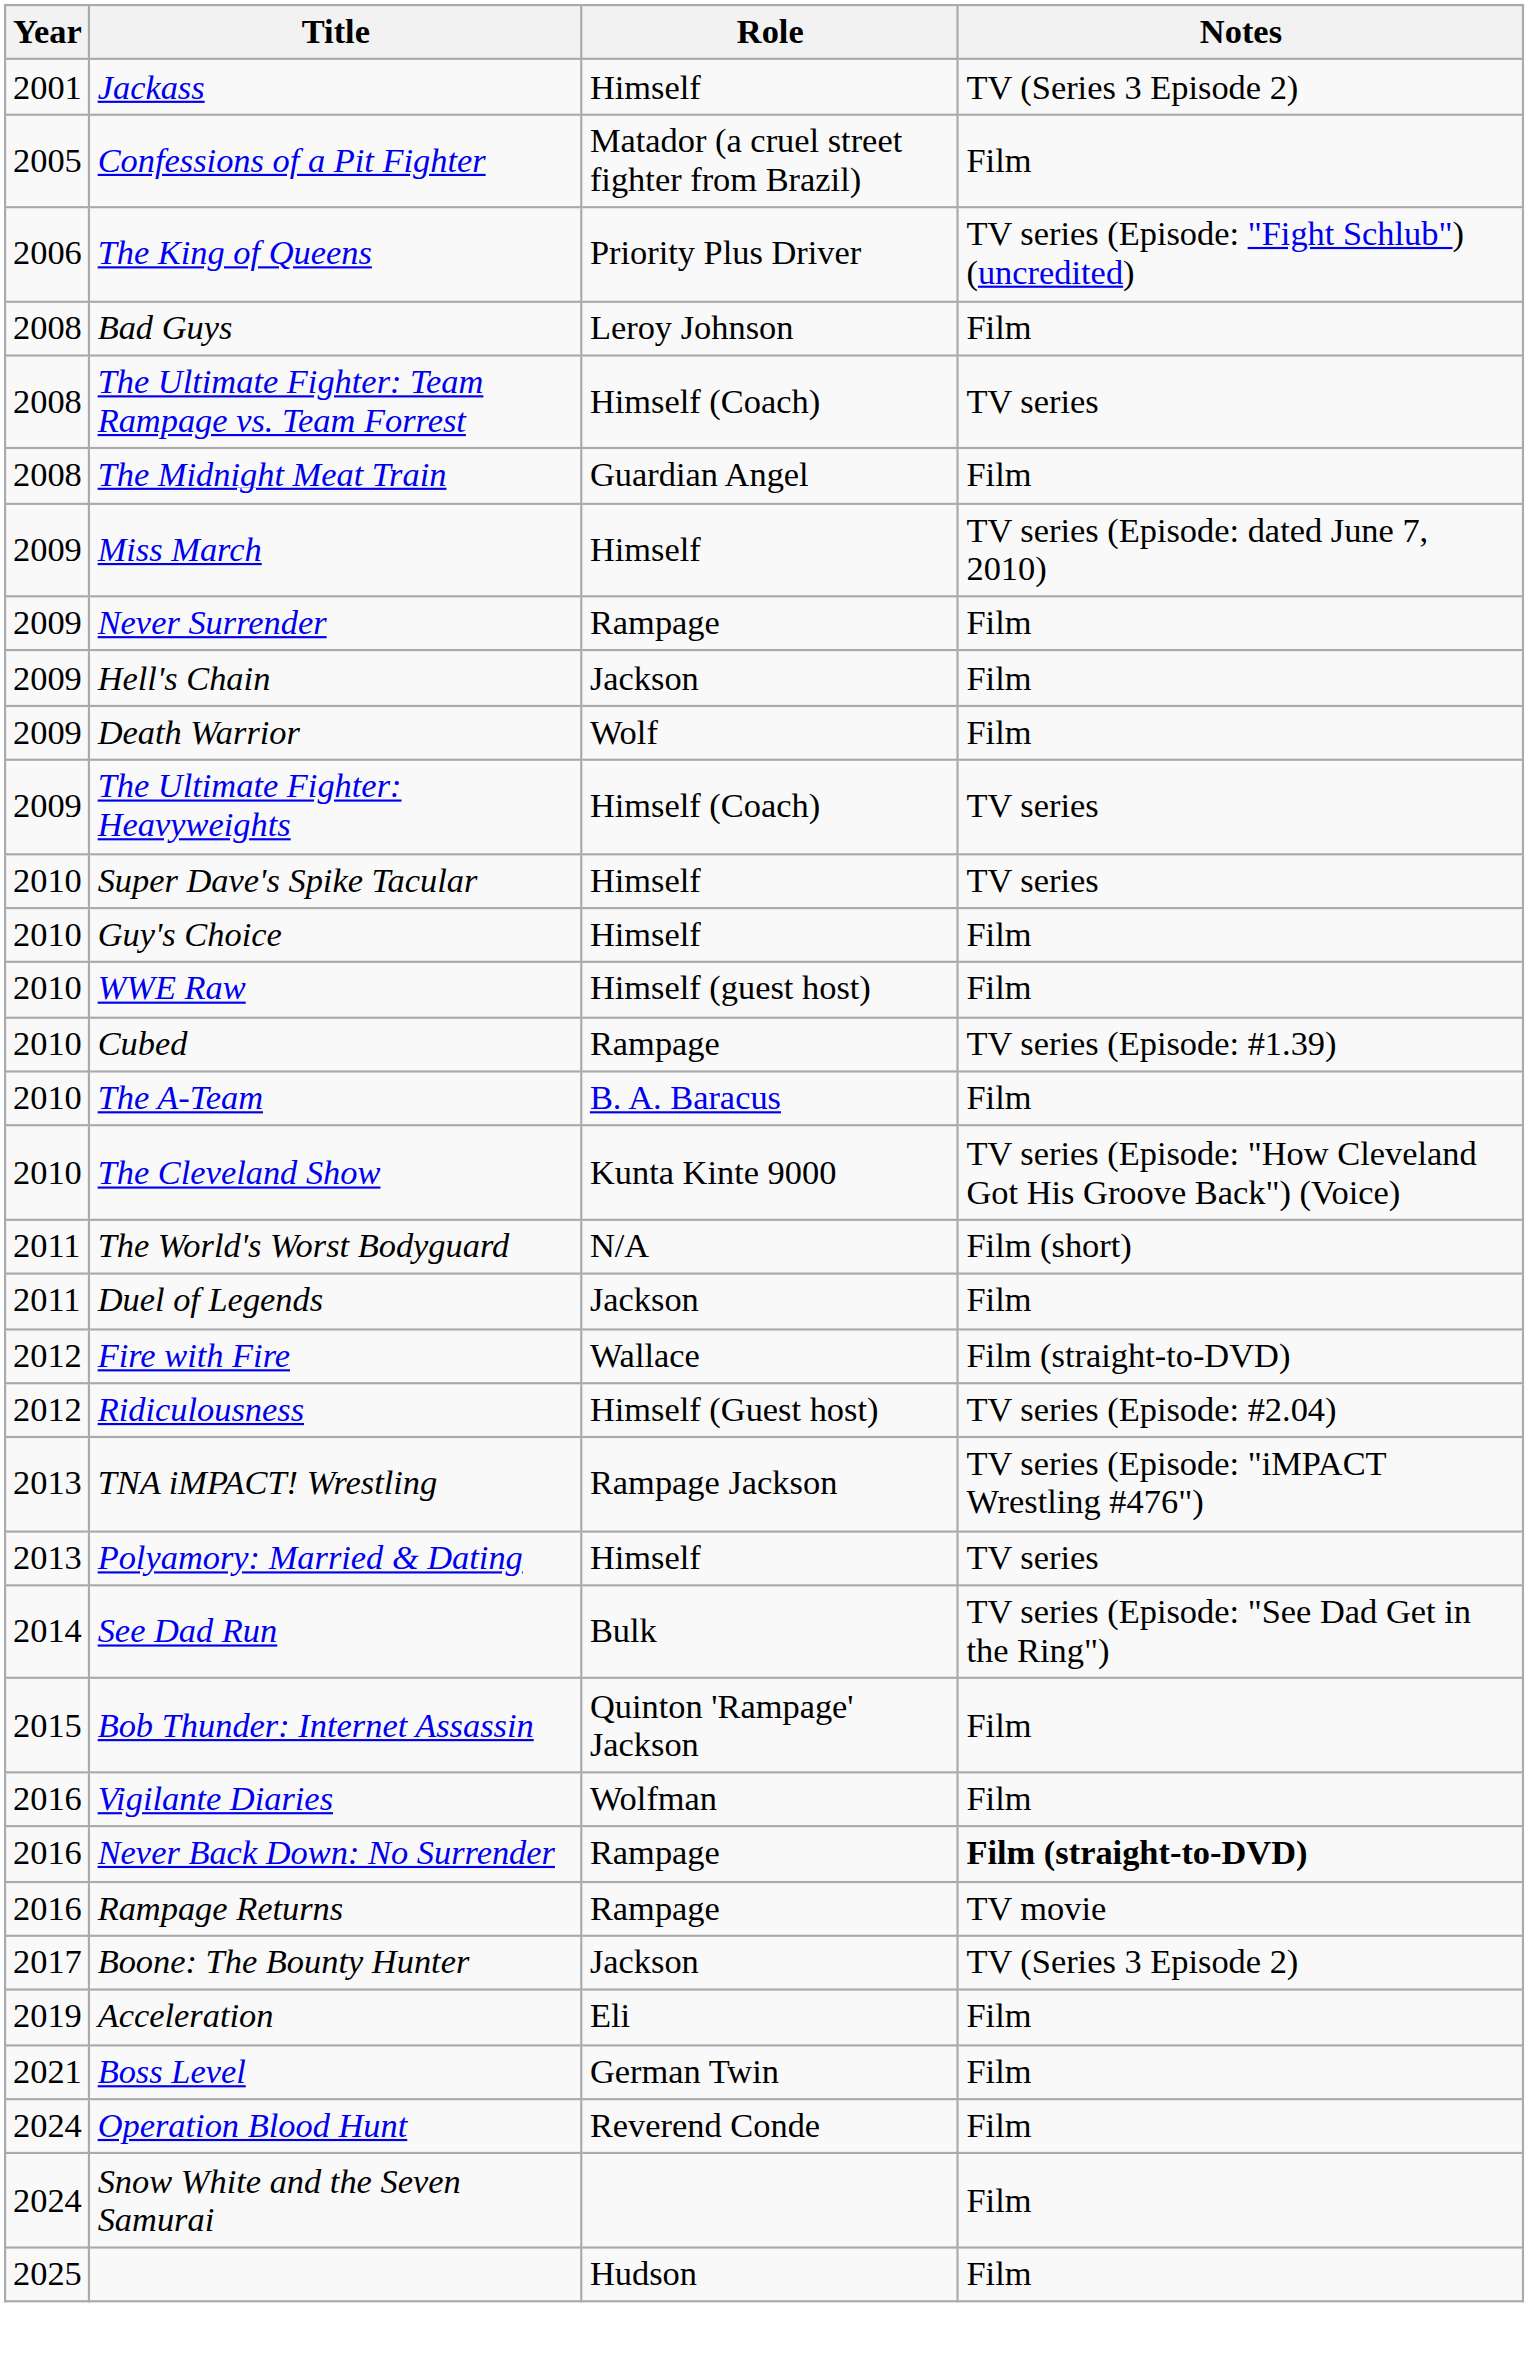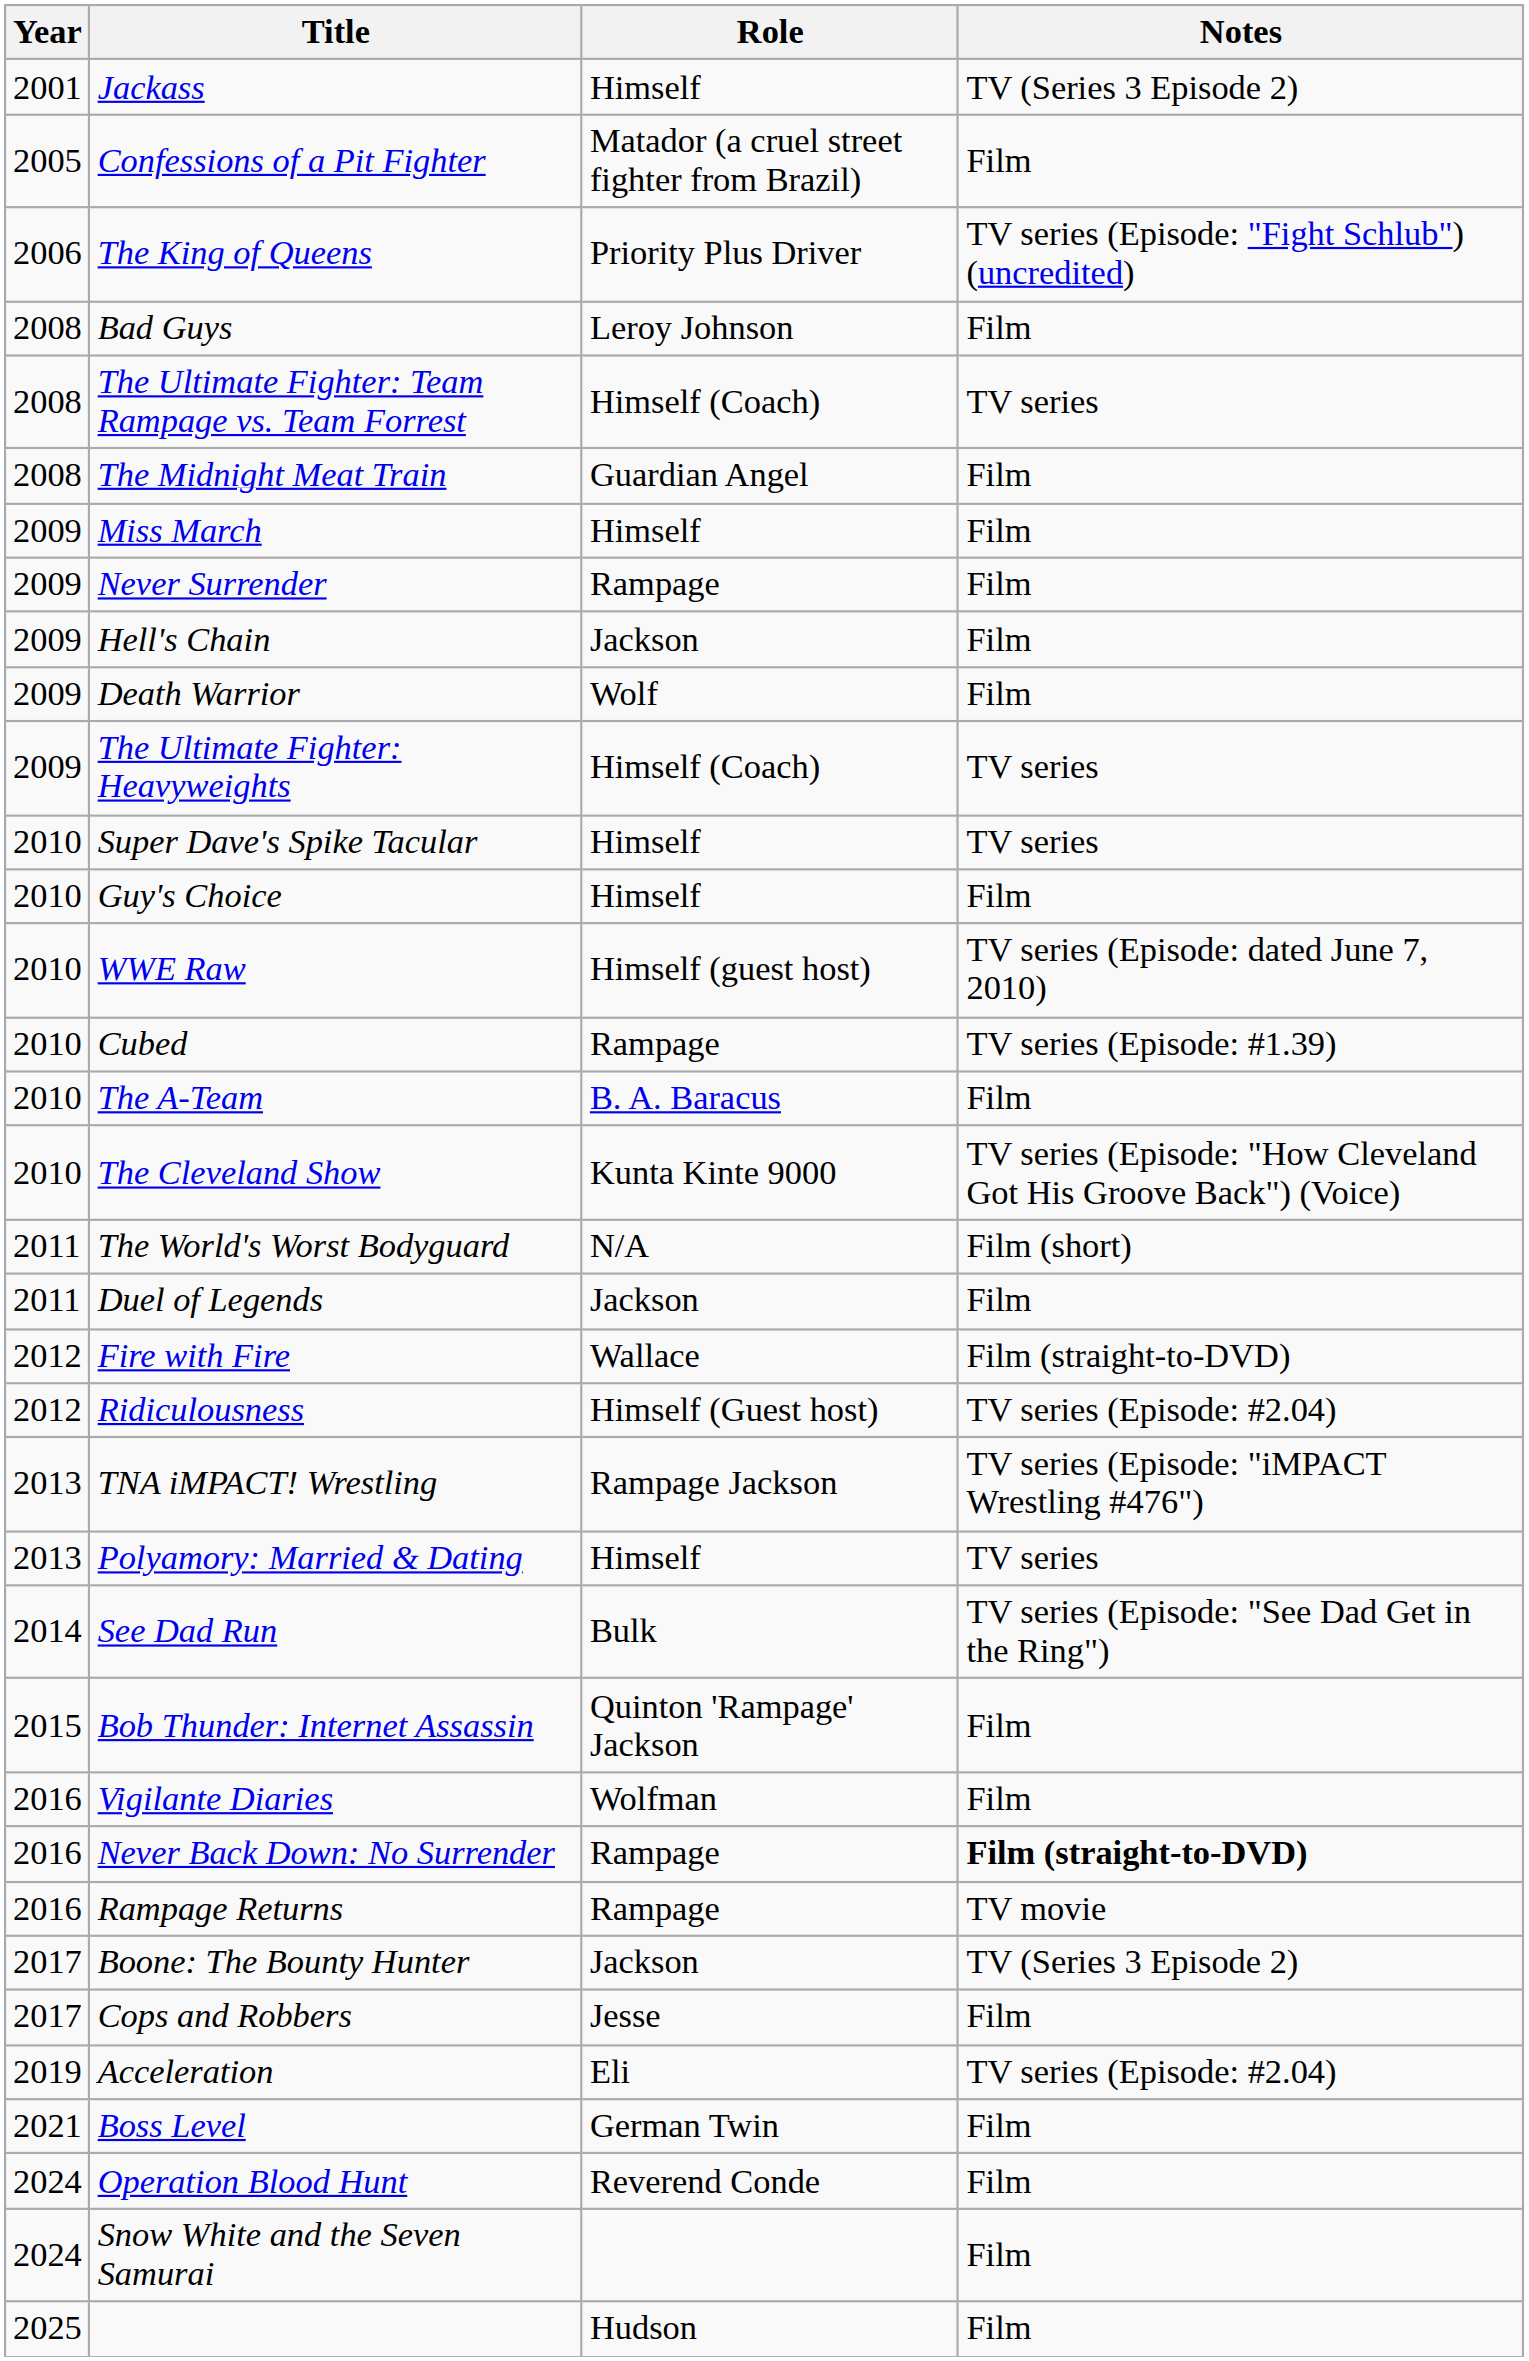(1197, 549) TV series (Episode: dated June 7, 2010) -> (999, 529) Film
(999, 989) Film -> (1197, 969) TV series (Episode: dated June 7, 2010)
+ row: (225, 2016)
(999, 2016) Film -> (1151, 2071) TV series (Episode: #2.04)
